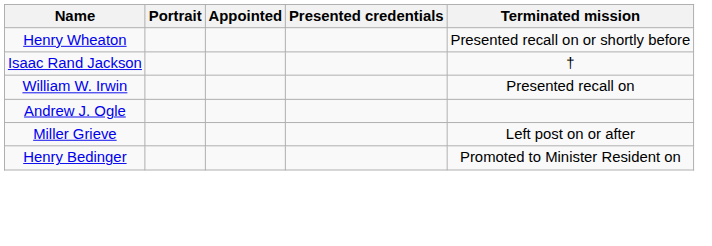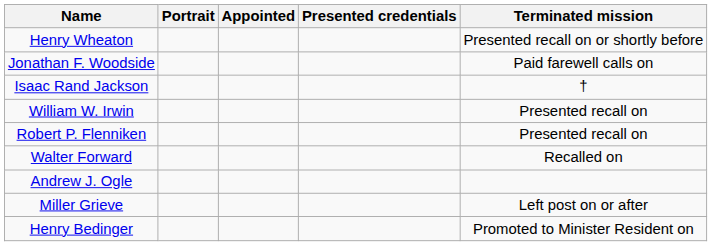+ row: (81, 63)
+ row: (81, 134)
+ row: (81, 157)
